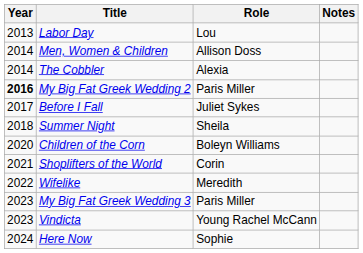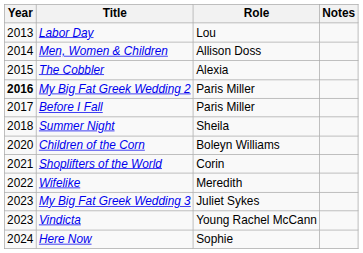(20, 70) 2014 -> (20, 70) 2015
(228, 107) Juliet Sykes -> (225, 107) Paris Miller
(225, 201) Paris Miller -> (228, 201) Juliet Sykes
